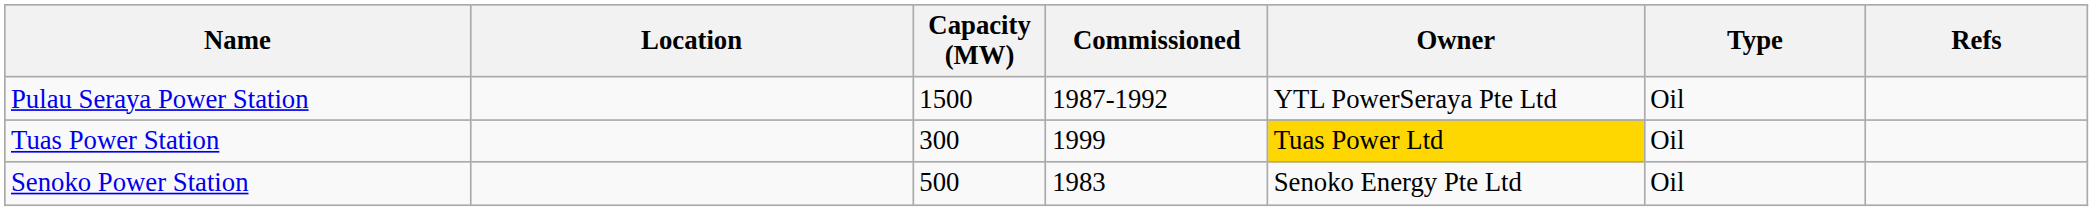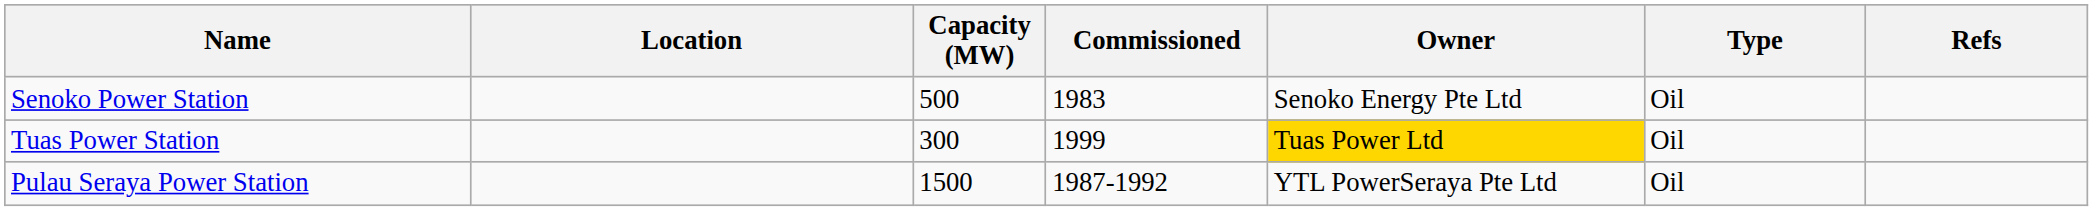rows swapped: (130, 182) <-> (160, 98)
